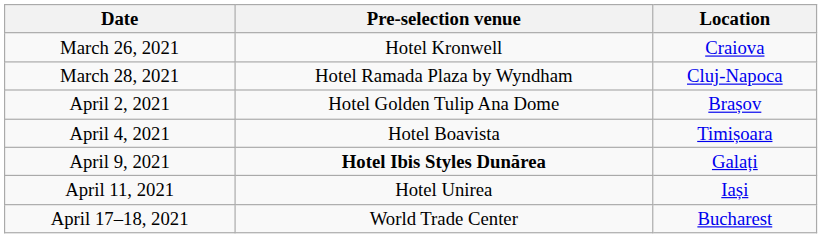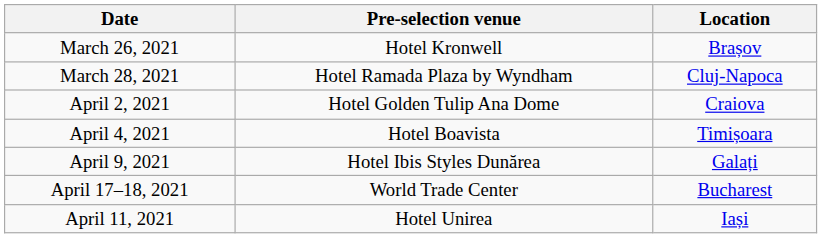(735, 47) Craiova -> (735, 47) Brașov
(735, 104) Brașov -> (735, 104) Craiova
(444, 161) bold -> (444, 161) normal
rows swapped: (120, 190) <-> (120, 218)
